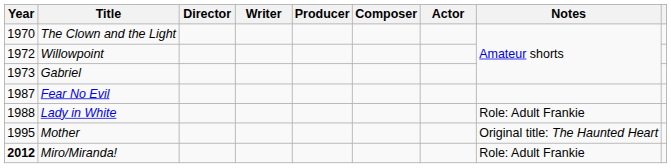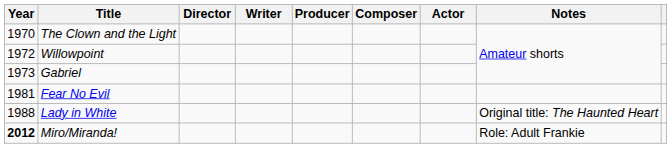(21, 93) 1987 -> (21, 93) 1981
(532, 113) Role: Adult Frankie -> (569, 113) Original title: The Haunted Heart
- row: (60, 133)
